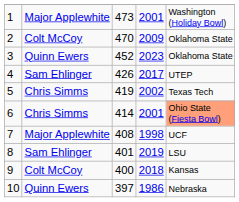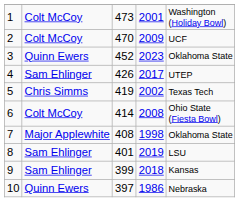(67, 17) Major Applewhite -> (53, 17) Colt McCoy
(201, 38) Oklahoma State -> (178, 38) UCF
(56, 113) Chris Simms -> (53, 113) Colt McCoy
(151, 113) 2001 -> (151, 113) 2008
(195, 113) lightsalmon background -> (195, 113) no background
(178, 135) UCF -> (201, 135) Oklahoma State
(53, 170) Colt McCoy -> (58, 170) Sam Ehlinger
(124, 170) 400 -> (124, 170) 399
